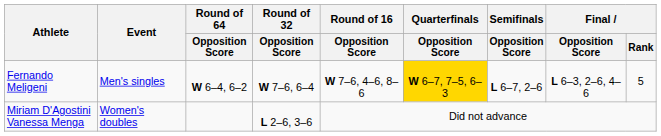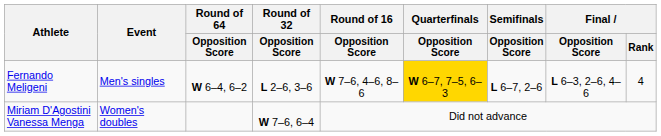(286, 88) W 7–6, 6–4 -> (286, 88) L 2–6, 3–6
(641, 82) 5 -> (641, 82) 4
(286, 123) L 2–6, 3–6 -> (286, 123) W 7–6, 6–4
